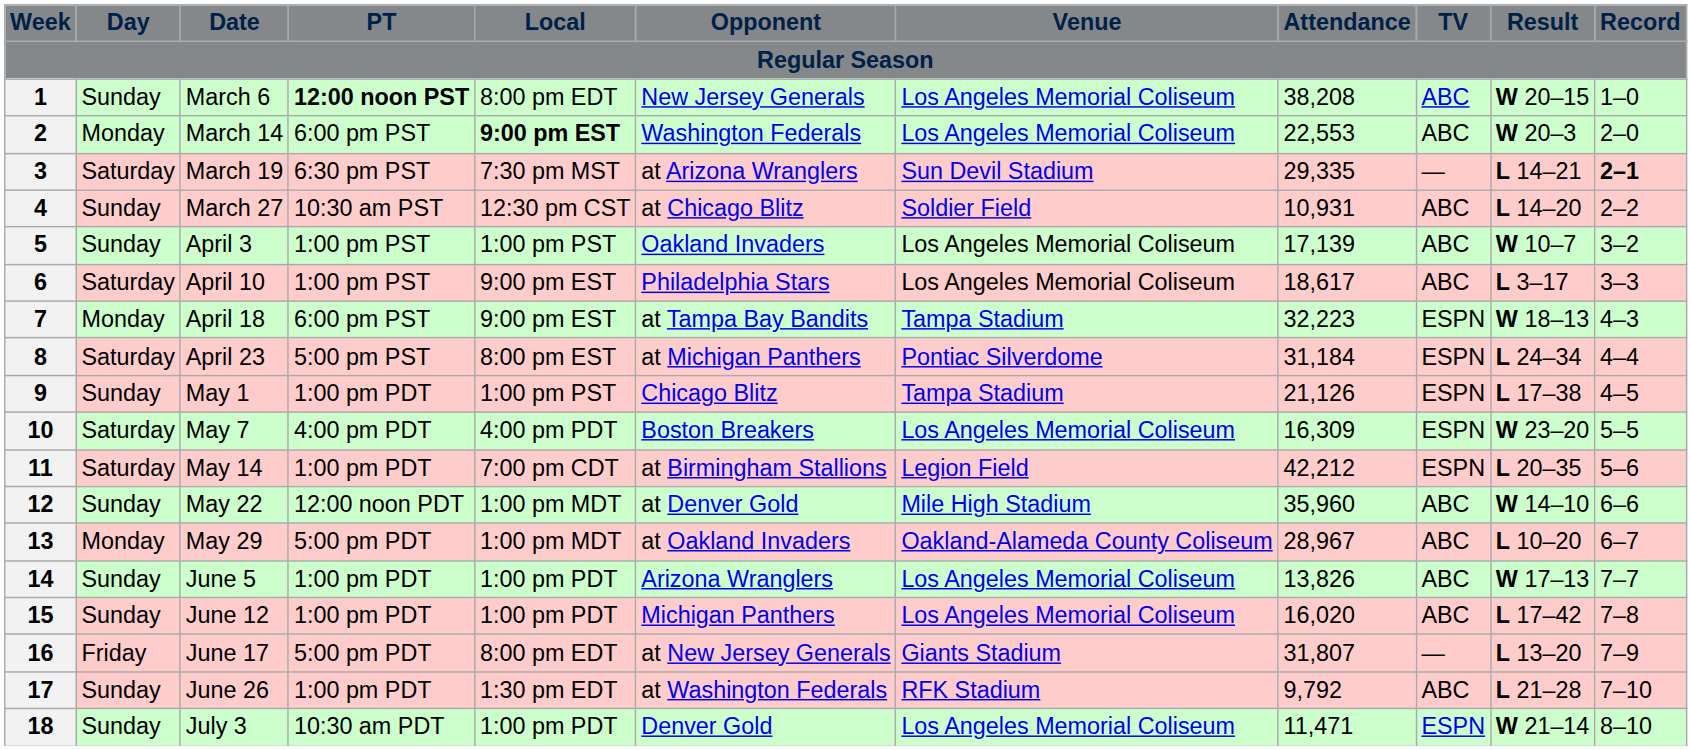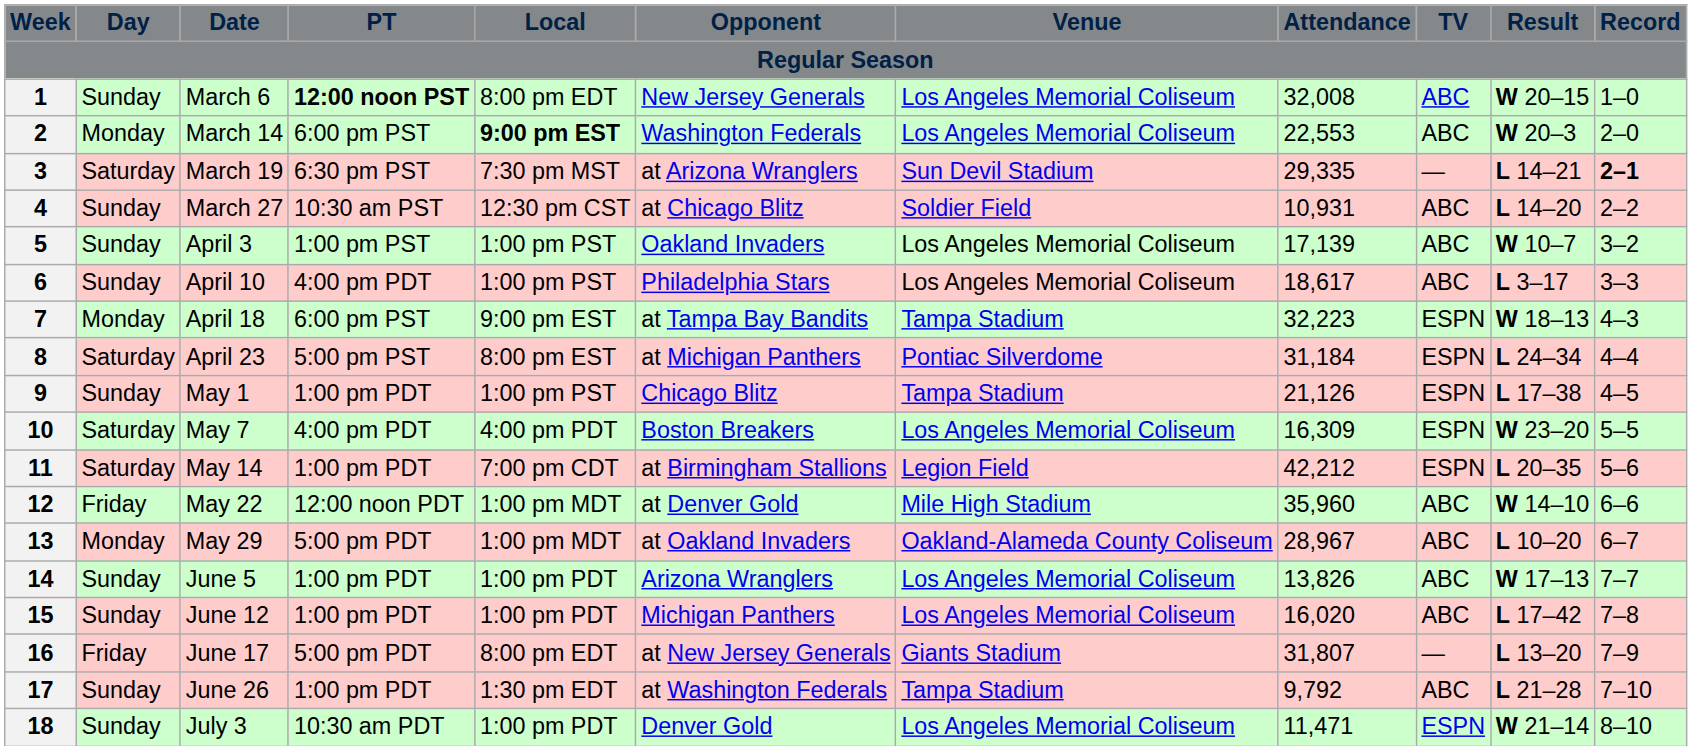(1319, 97) 38,208 -> (1319, 97) 32,008
(128, 282) Saturday -> (121, 282) Sunday
(362, 282) 1:00 pm PST -> (363, 282) 4:00 pm PDT
(548, 282) 9:00 pm EST -> (548, 282) 1:00 pm PST
(121, 504) Sunday -> (114, 504) Friday
(971, 689) RFK Stadium -> (983, 689) Tampa Stadium
